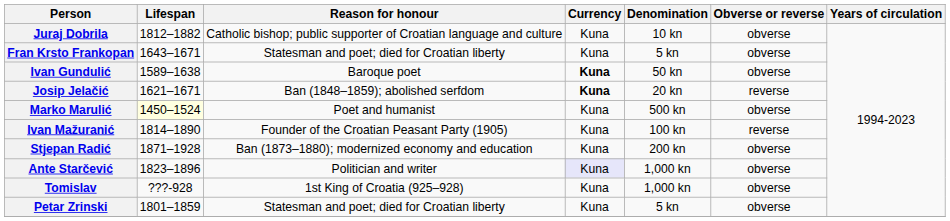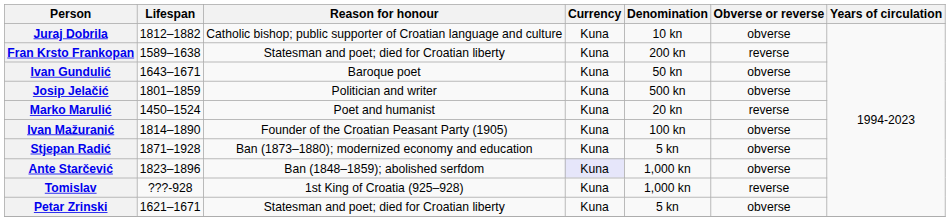(170, 53) 1643–1671 -> (170, 53) 1589–1638
(667, 53) 5 kn -> (667, 53) 200 kn
(769, 53) obverse -> (769, 53) reverse
(170, 72) 1589–1638 -> (170, 72) 1643–1671
(595, 72) bold -> (595, 72) normal
(170, 91) 1621–1671 -> (170, 91) 1801–1859
(384, 91) Ban (1848–1859); abolished serfdom -> (384, 91) Politician and writer
(595, 91) bold -> (595, 91) normal
(667, 91) 20 kn -> (667, 91) 500 kn
(769, 91) reverse -> (769, 91) obverse
(170, 110) lightyellow background -> (170, 110) no background
(667, 110) 500 kn -> (667, 110) 20 kn
(769, 110) obverse -> (769, 110) reverse
(769, 130) reverse -> (769, 130) obverse
(667, 149) 200 kn -> (667, 149) 5 kn
(384, 168) Politician and writer -> (384, 168) Ban (1848–1859); abolished serfdom
(769, 187) obverse -> (769, 187) reverse
(170, 207) 1801–1859 -> (170, 207) 1621–1671
